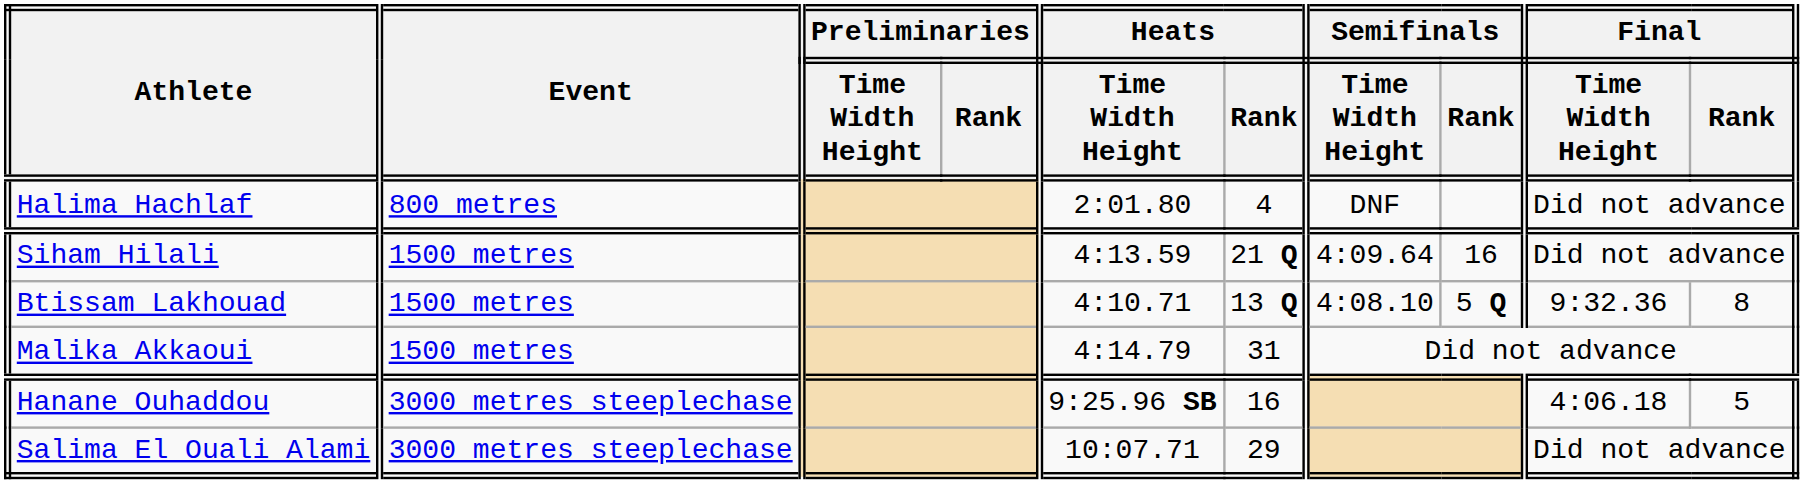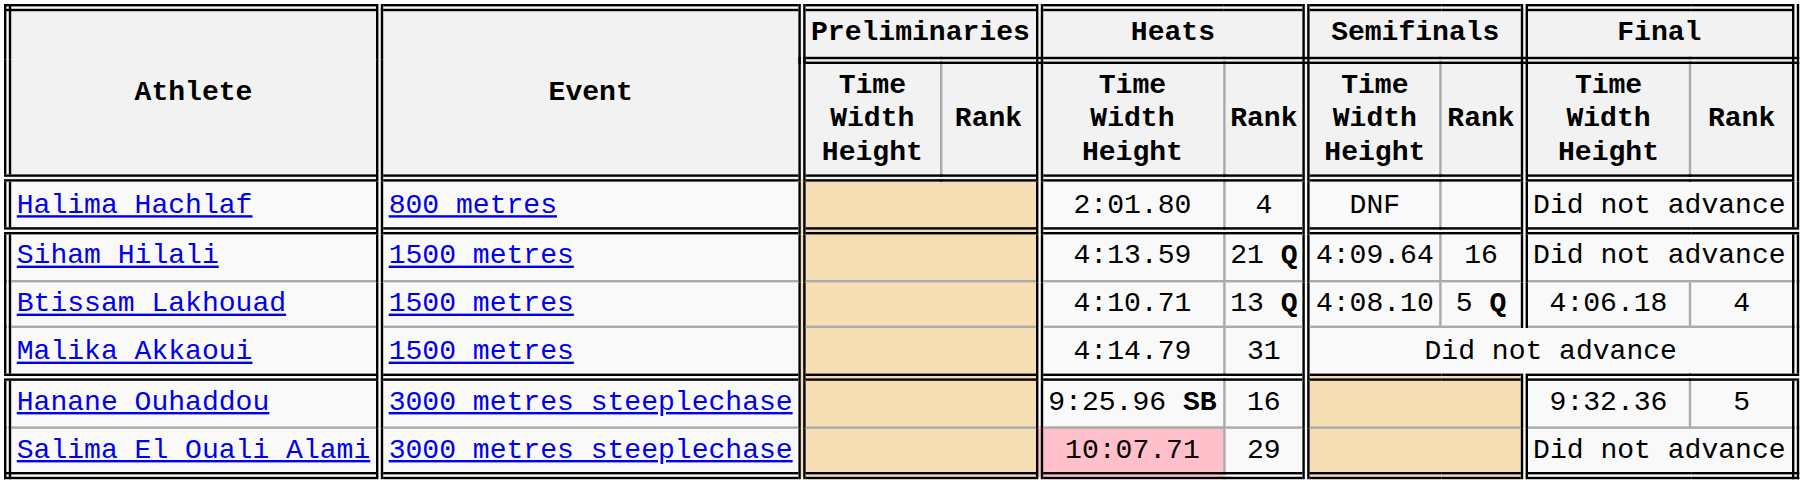(1609, 304) 9:32.36 -> (1609, 304) 4:06.18
(1742, 304) 8 -> (1742, 304) 4
(1609, 403) 4:06.18 -> (1609, 403) 9:32.36
(1132, 450) no background -> (1132, 450) pink background
